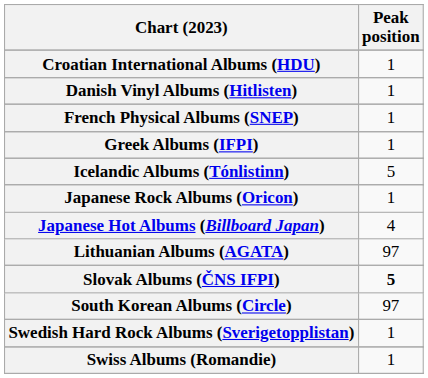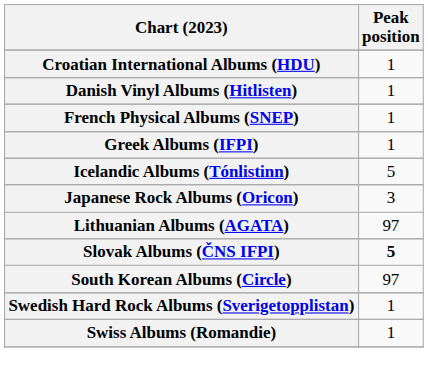(391, 198) 1 -> (391, 198) 3
- row: (181, 225)
